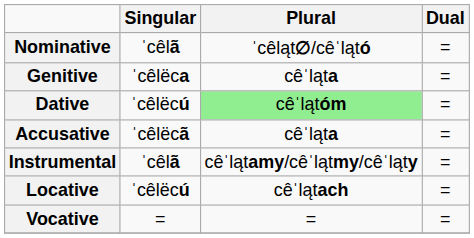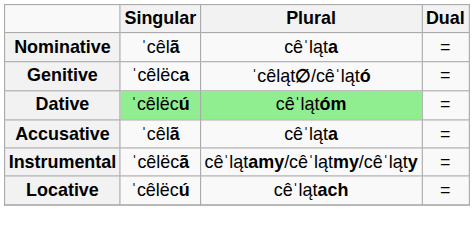(311, 48) ˈcêląt∅/cêˈlątó -> (311, 47) cêˈląta
(311, 76) cêˈląta -> (311, 76) ˈcêląt∅/cêˈlątó
(160, 105) no background -> (160, 105) lightgreen background
(160, 133) ˈcêlëcã -> (160, 133) ˈcêlã
(160, 161) ˈcêlã -> (160, 161) ˈcêlëcã
- row: (62, 218)
